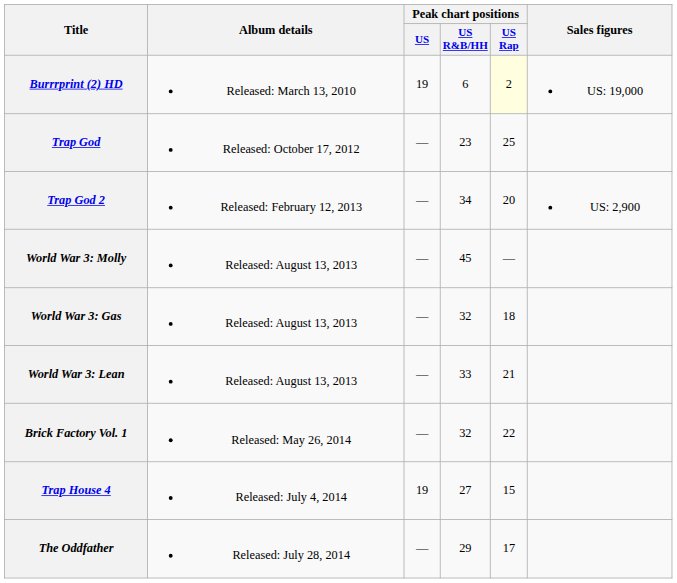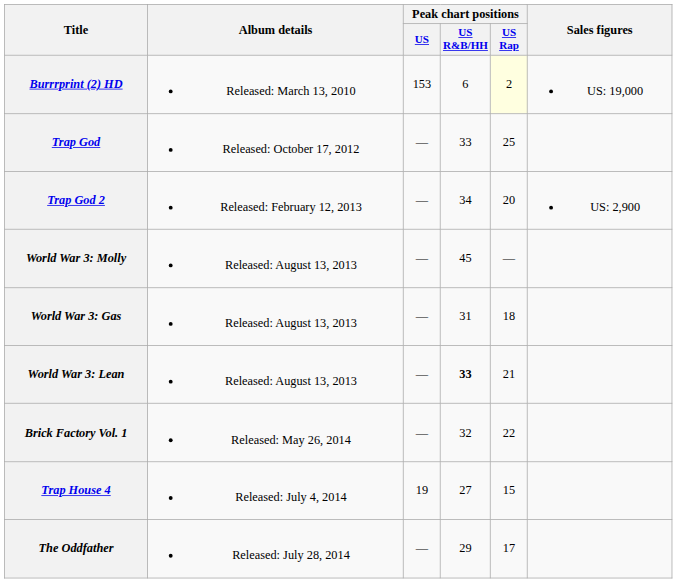(422, 84) 19 -> (422, 84) 153
(465, 142) 23 -> (465, 142) 33
(465, 316) 32 -> (465, 316) 31
(465, 374) normal -> (465, 374) bold
